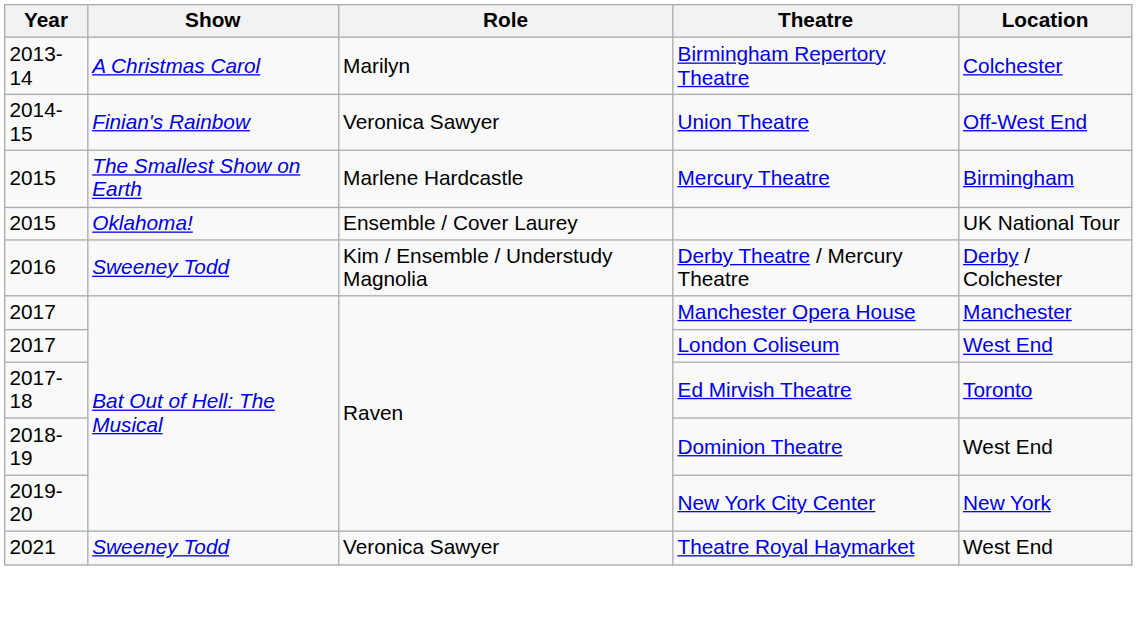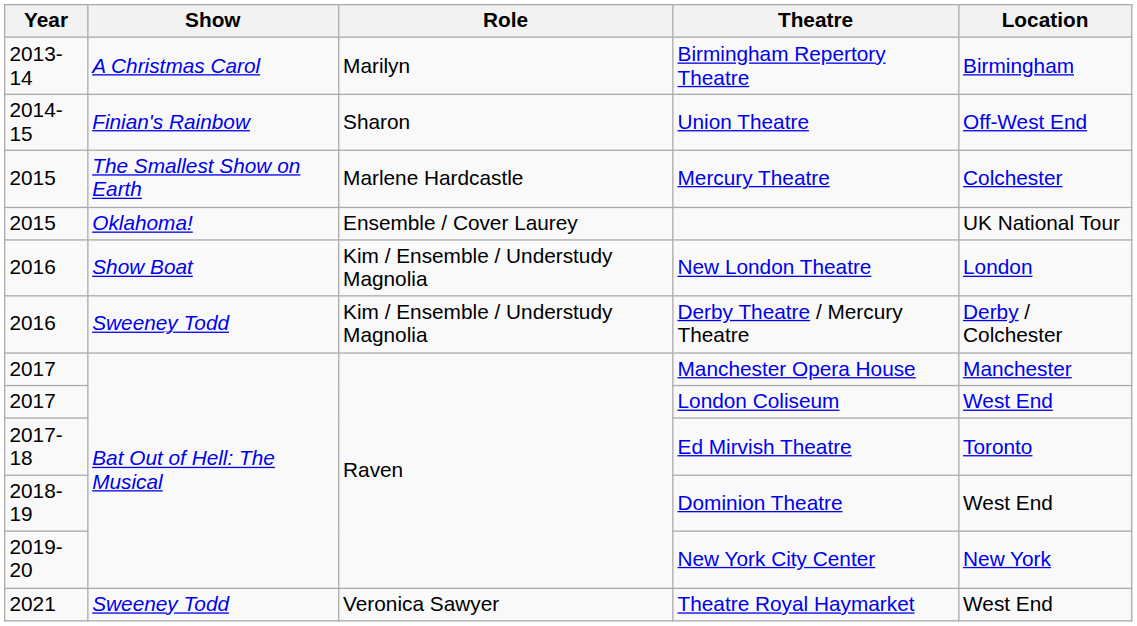(1013, 65) Colchester -> (1019, 65) Birmingham
(421, 122) Veronica Sawyer -> (377, 122) Sharon
(1019, 178) Birmingham -> (1013, 178) Colchester
+ row: (774, 267)
